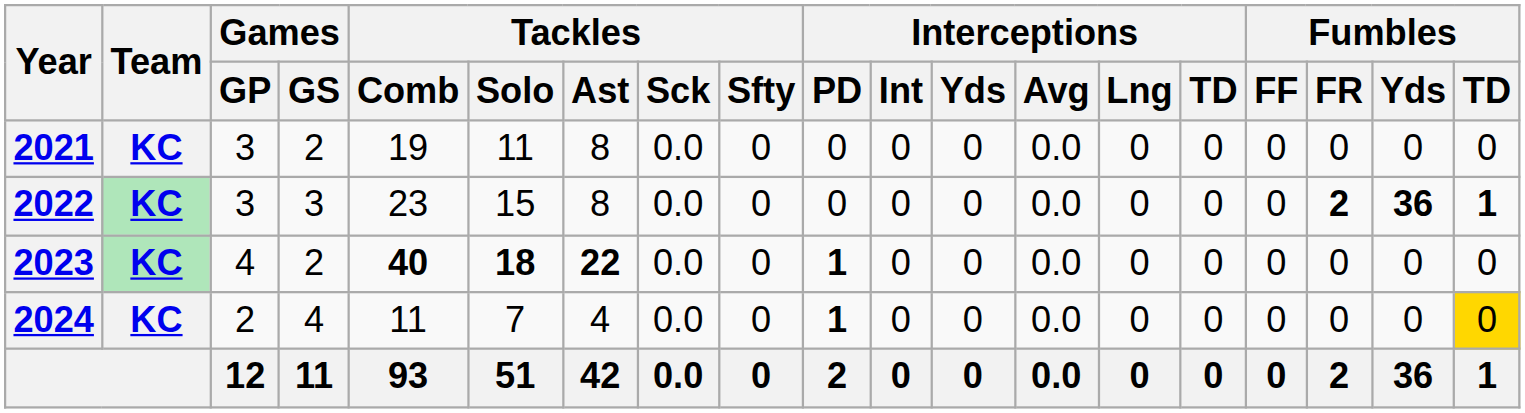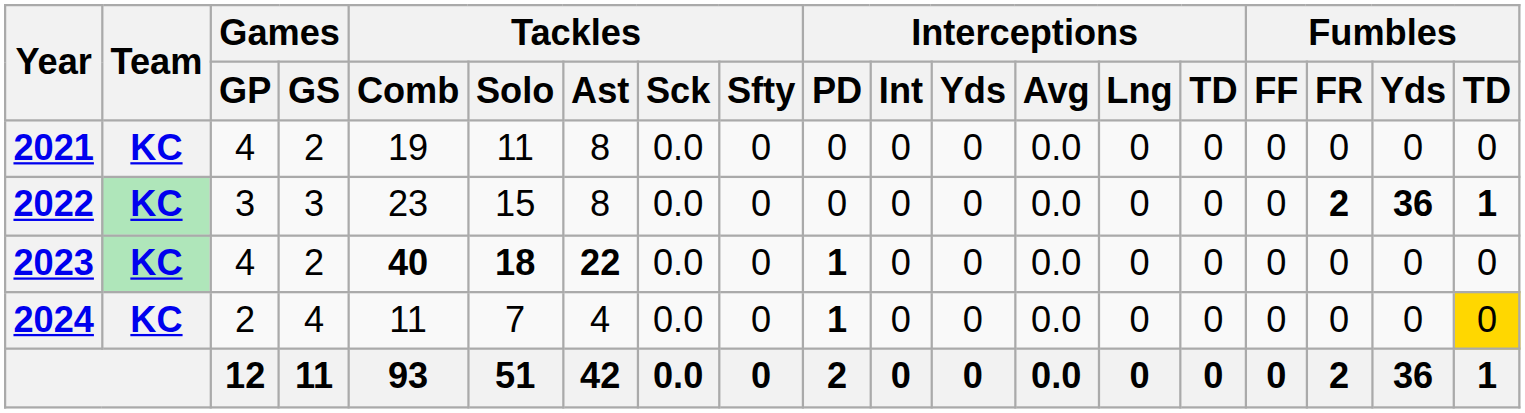(245, 147) 3 -> (245, 147) 4
